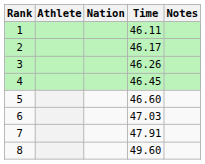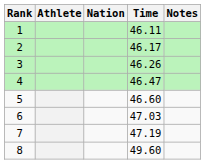(146, 82) 46.45 -> (146, 82) 46.47
(146, 133) 47.91 -> (146, 133) 47.19
